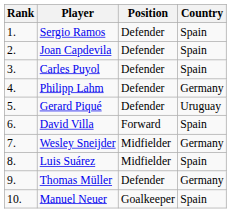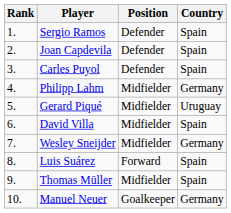(143, 87) Defender -> (146, 87) Midfielder
(143, 106) Defender -> (146, 106) Midfielder
(141, 124) Forward -> (146, 124) Midfielder
(146, 161) Midfielder -> (141, 161) Forward
(143, 180) Defender -> (146, 180) Midfielder
(202, 180) Germany -> (194, 180) Spain
(194, 198) Spain -> (202, 198) Germany
